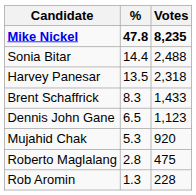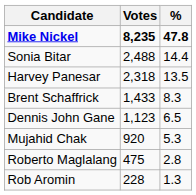columns swapped: (171, 15) <-> (135, 15)
